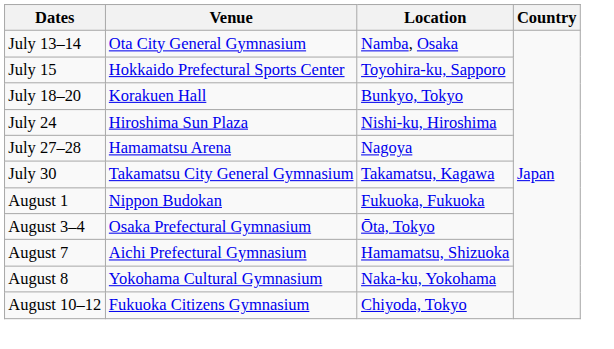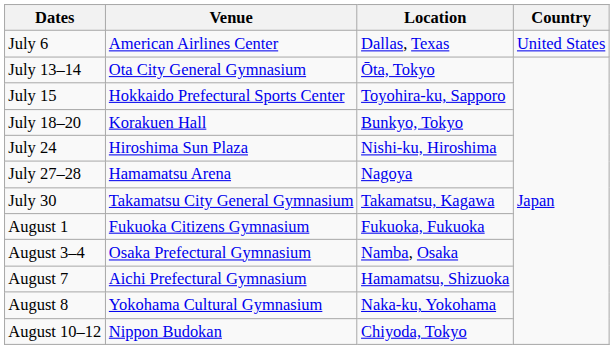+ row: (28, 43)
(410, 43) Namba, Osaka -> (398, 69) Ōta, Tokyo
(165, 200) Nippon Budokan -> (209, 226) Fukuoka Citizens Gymnasium
(398, 226) Ōta, Tokyo -> (410, 252) Namba, Osaka
(209, 305) Fukuoka Citizens Gymnasium -> (165, 331) Nippon Budokan
